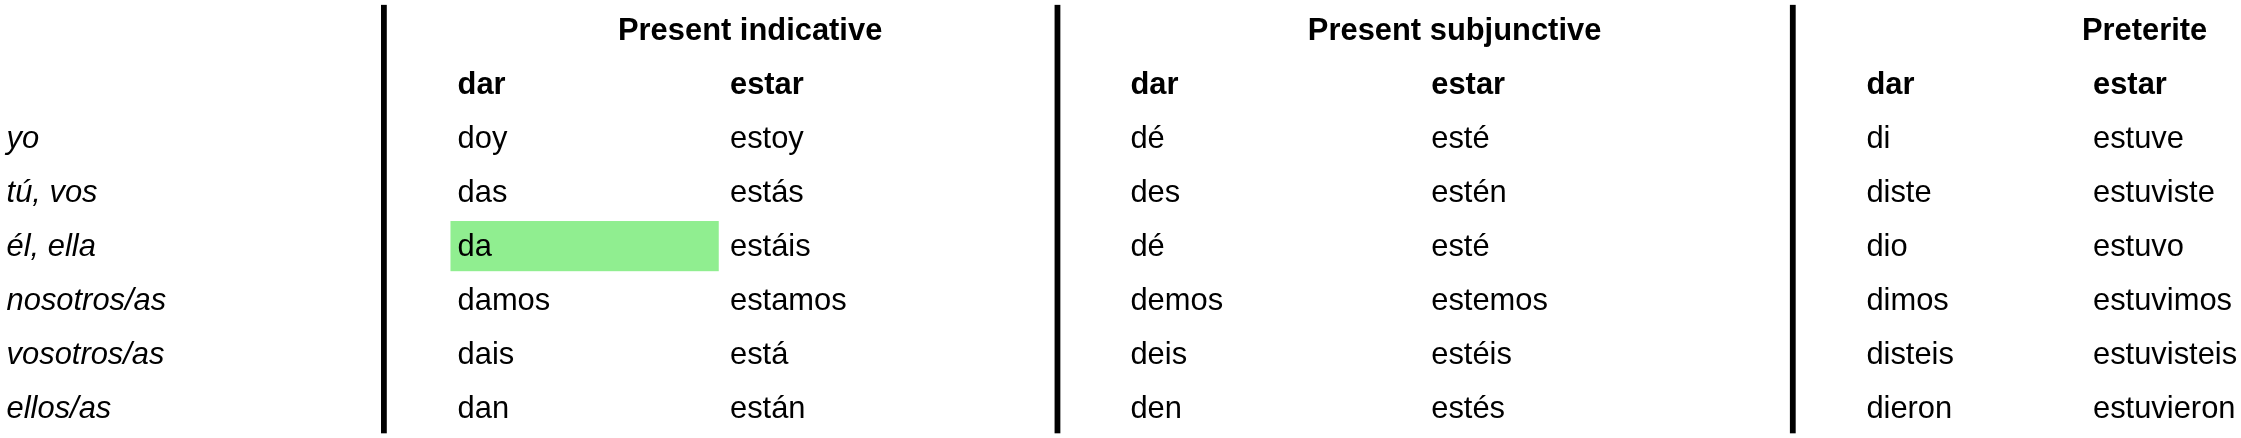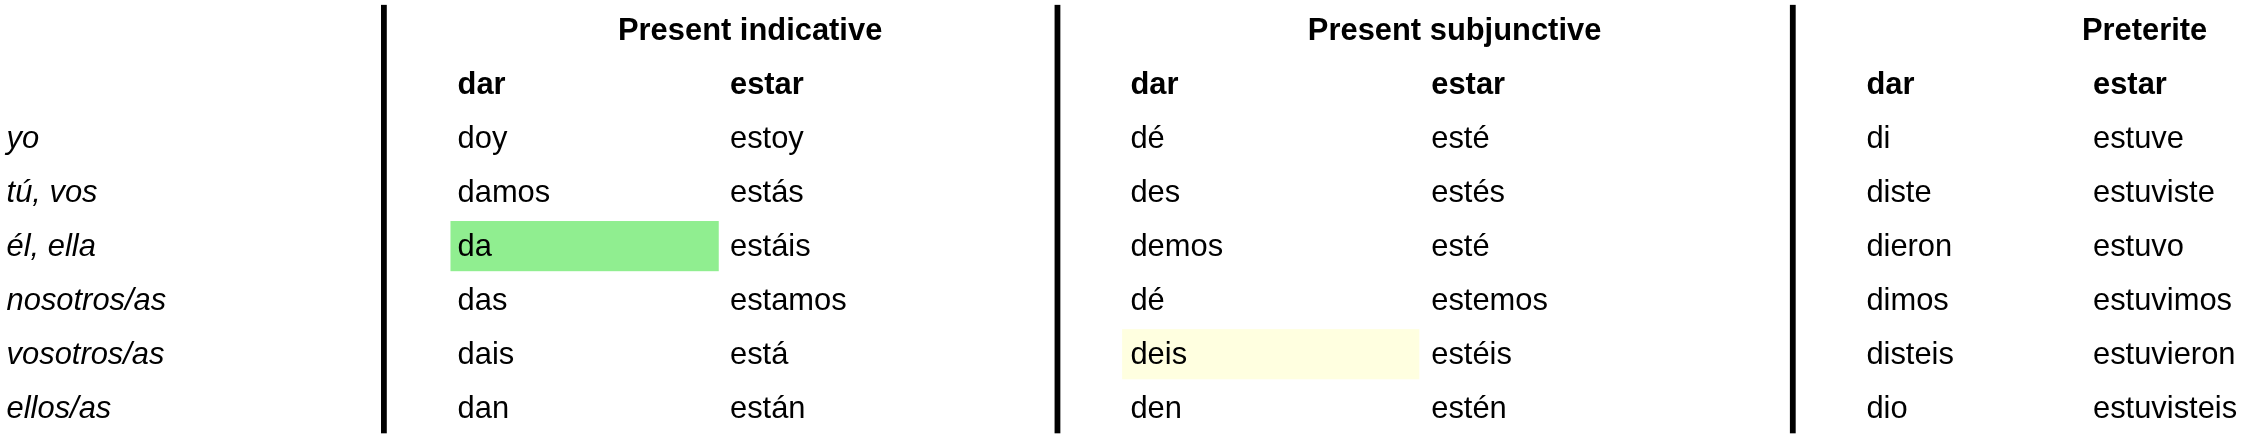(482, 191) das -> (504, 191) damos
(1469, 191) estén -> (1468, 191) estés
(1148, 245) dé -> (1177, 245) demos
(1887, 245) dio -> (1909, 245) dieron
(504, 299) damos -> (482, 299) das
(1177, 299) demos -> (1148, 299) dé
(1159, 353) no background -> (1159, 353) lightyellow background
(2165, 353) estuvisteis -> (2164, 353) estuvieron
(1468, 407) estés -> (1469, 407) estén
(1909, 407) dieron -> (1887, 407) dio
(2164, 407) estuvieron -> (2165, 407) estuvisteis
